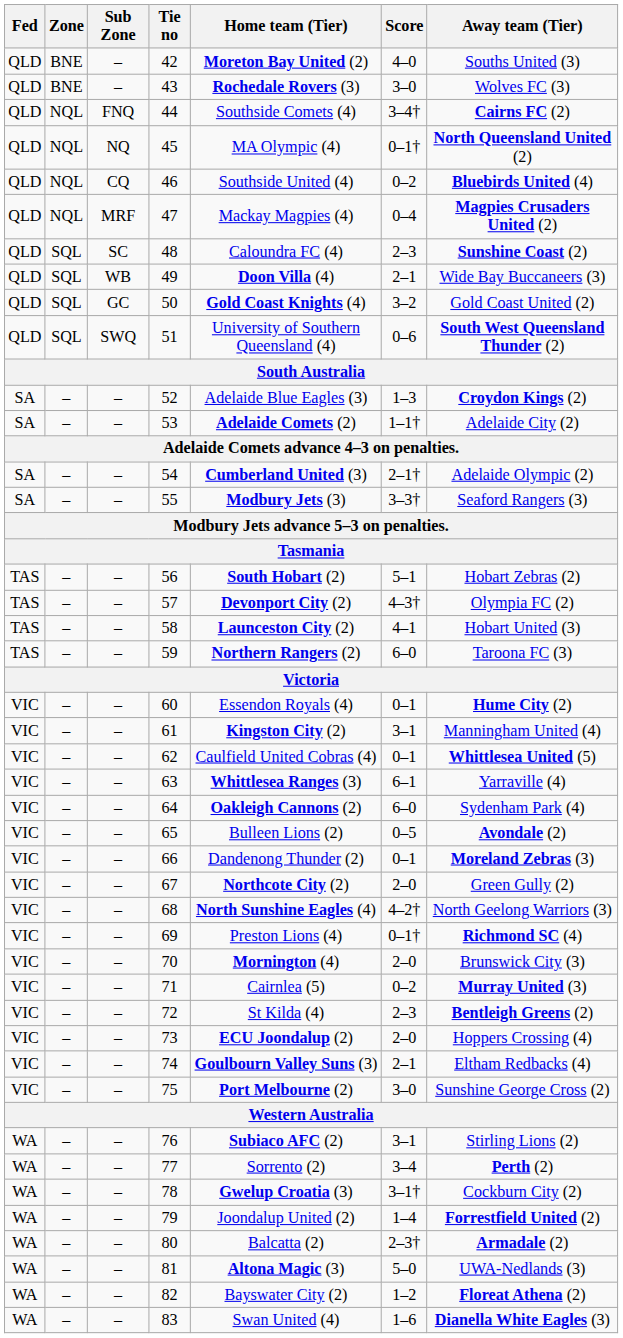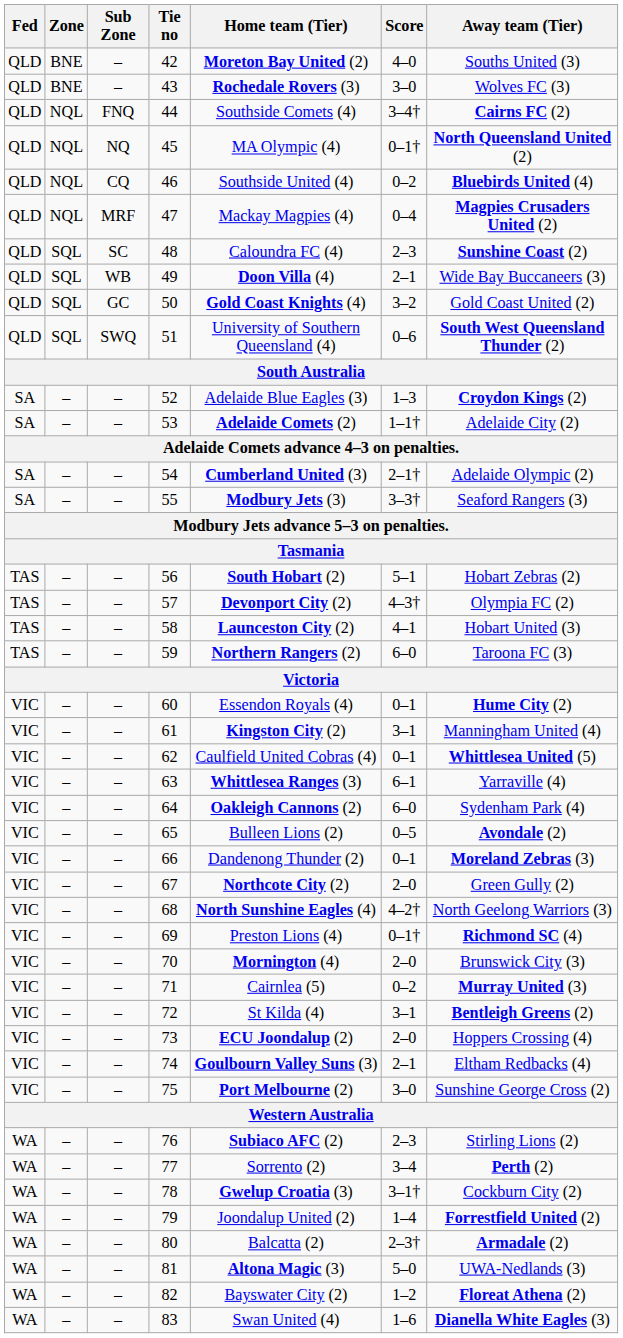(404, 1012) 2–3 -> (404, 1012) 3–1
(404, 1140) 3–1 -> (404, 1140) 2–3
